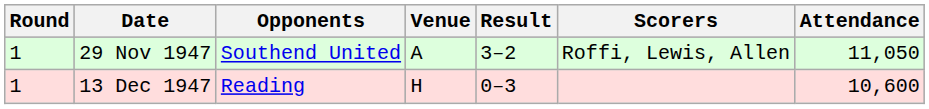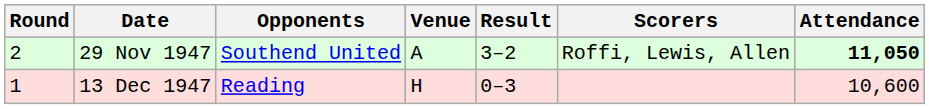(16, 54) 1 -> (16, 54) 2
(884, 54) normal -> (884, 54) bold
